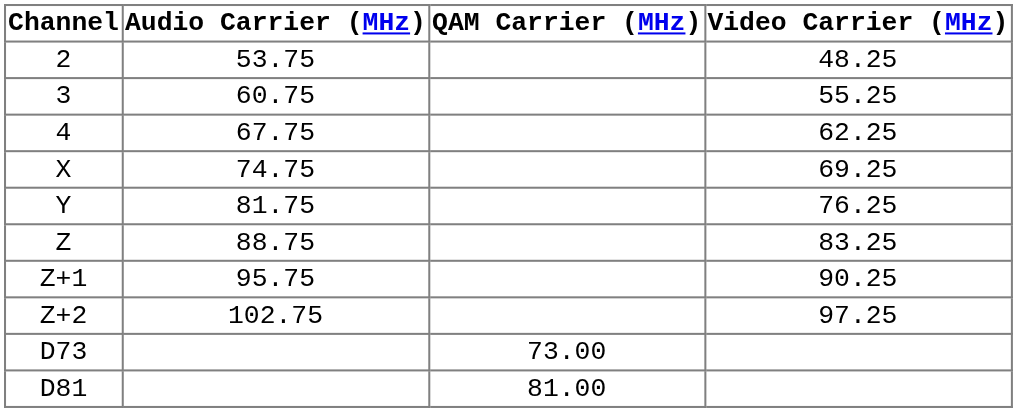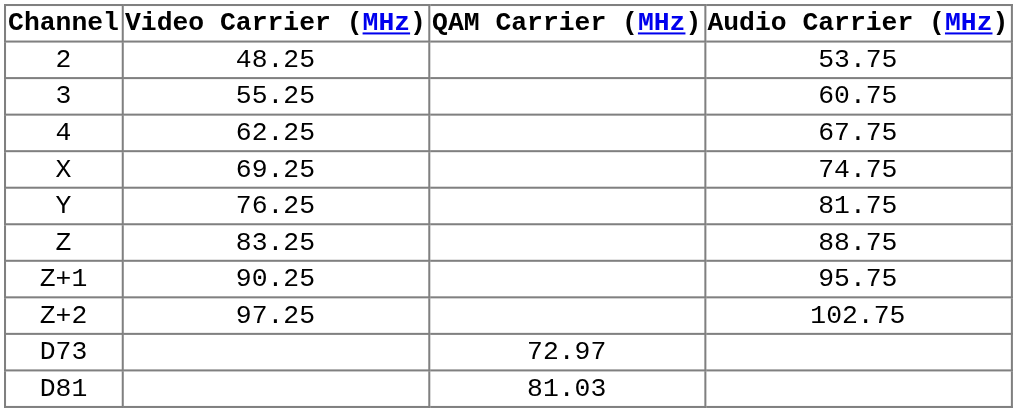columns swapped: (858, 23) <-> (275, 23)
(567, 352) 73.00 -> (567, 352) 72.97
(567, 389) 81.00 -> (567, 389) 81.03
